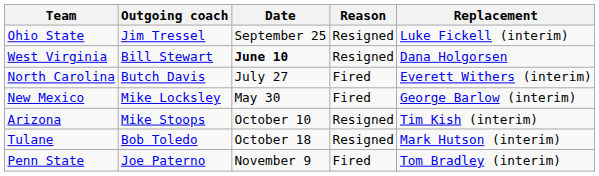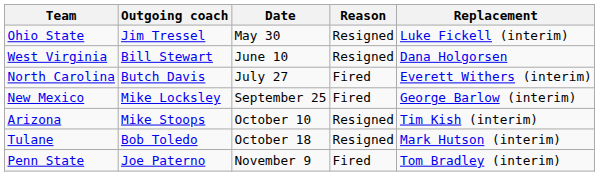(280, 36) September 25 -> (257, 36) May 30
(261, 56) bold -> (261, 56) normal
(257, 98) May 30 -> (280, 98) September 25
